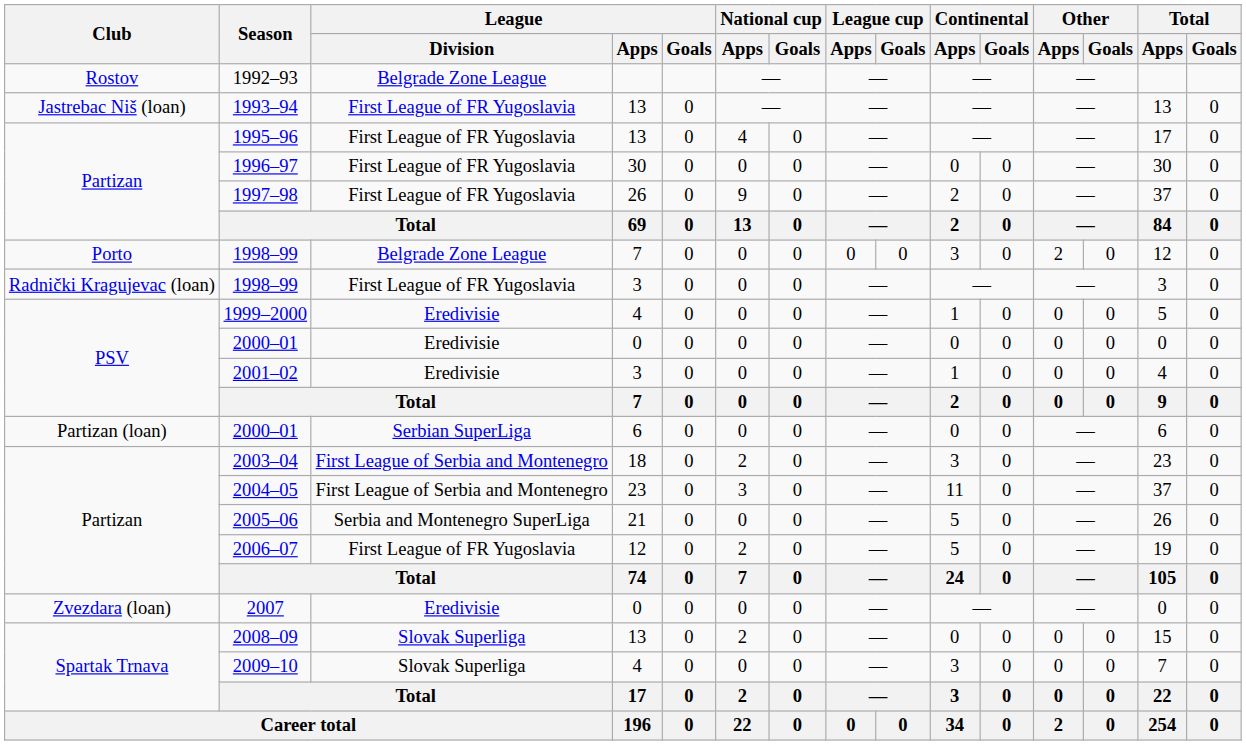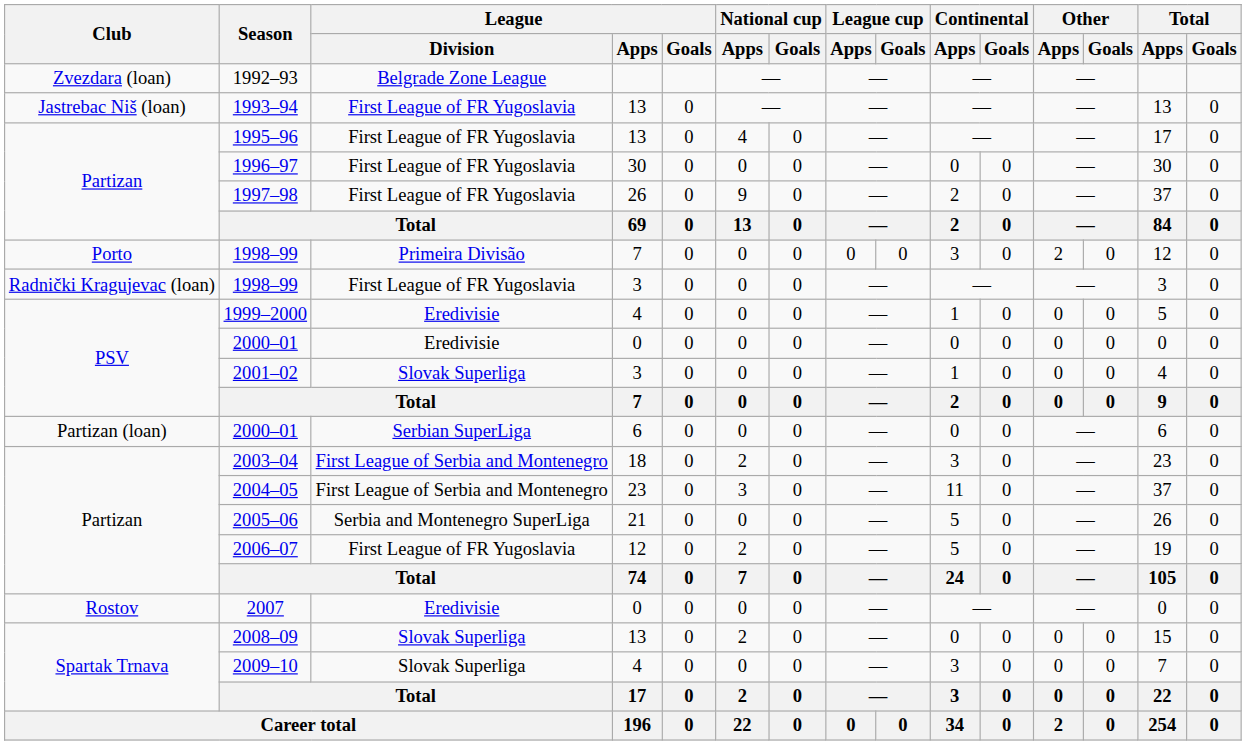(112, 78) Rostov -> (112, 78) Zvezdara (loan)
(462, 254) Belgrade Zone League -> (462, 254) Primeira Divisão
(462, 372) Eredivisie -> (462, 372) Slovak Superliga
(112, 607) Zvezdara (loan) -> (112, 607) Rostov
